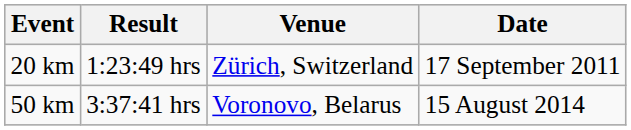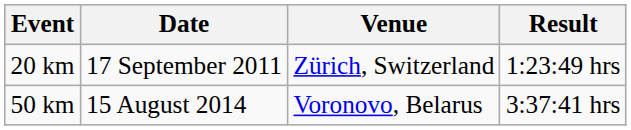columns swapped: (143, 24) <-> (523, 24)
